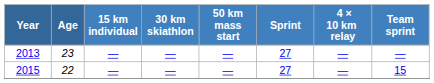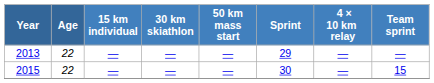(68, 54) 23 -> (68, 54) 22
(285, 54) 27 -> (285, 54) 29
(285, 70) 27 -> (285, 70) 30
